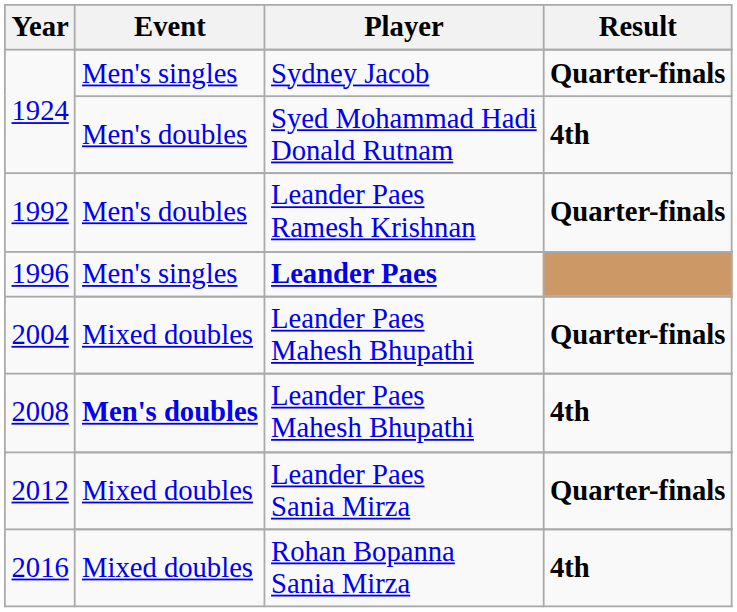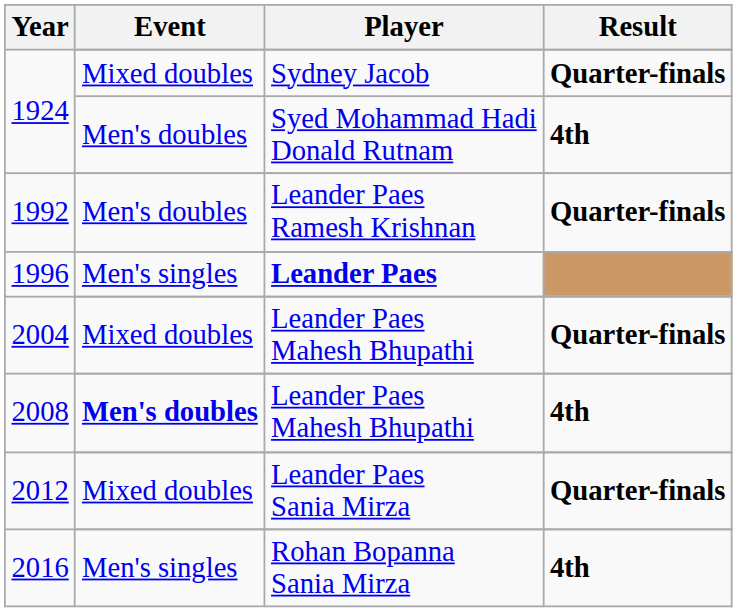(160, 72) Men's singles -> (167, 72) Mixed doubles
(167, 567) Mixed doubles -> (160, 567) Men's singles
